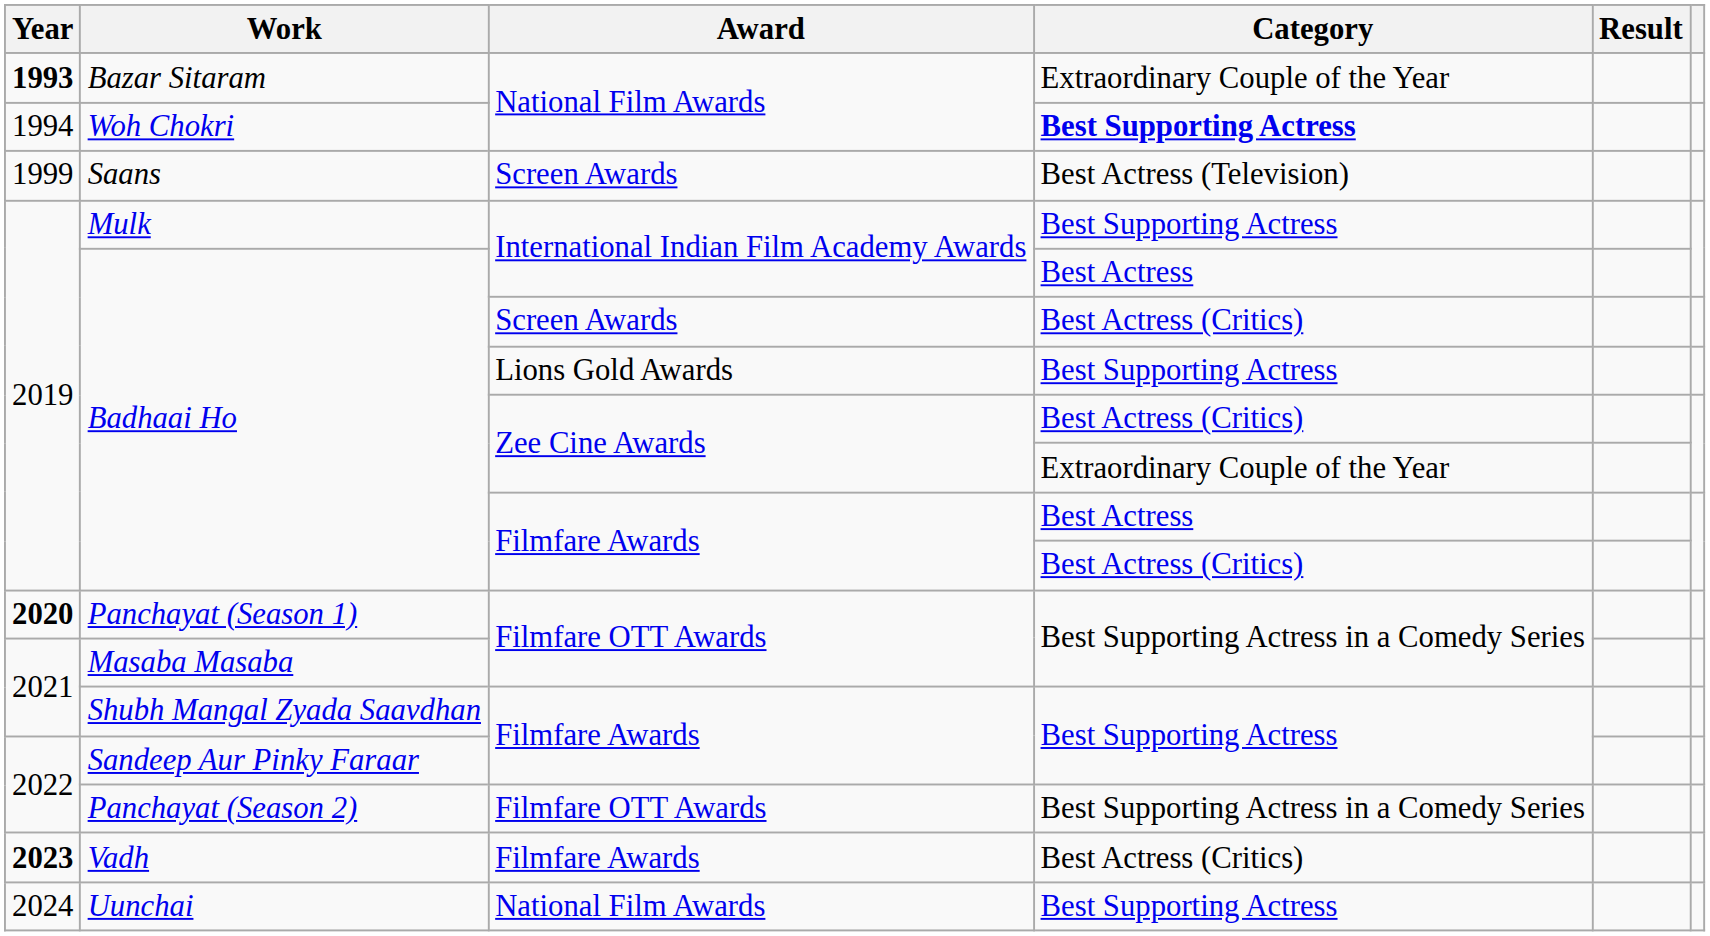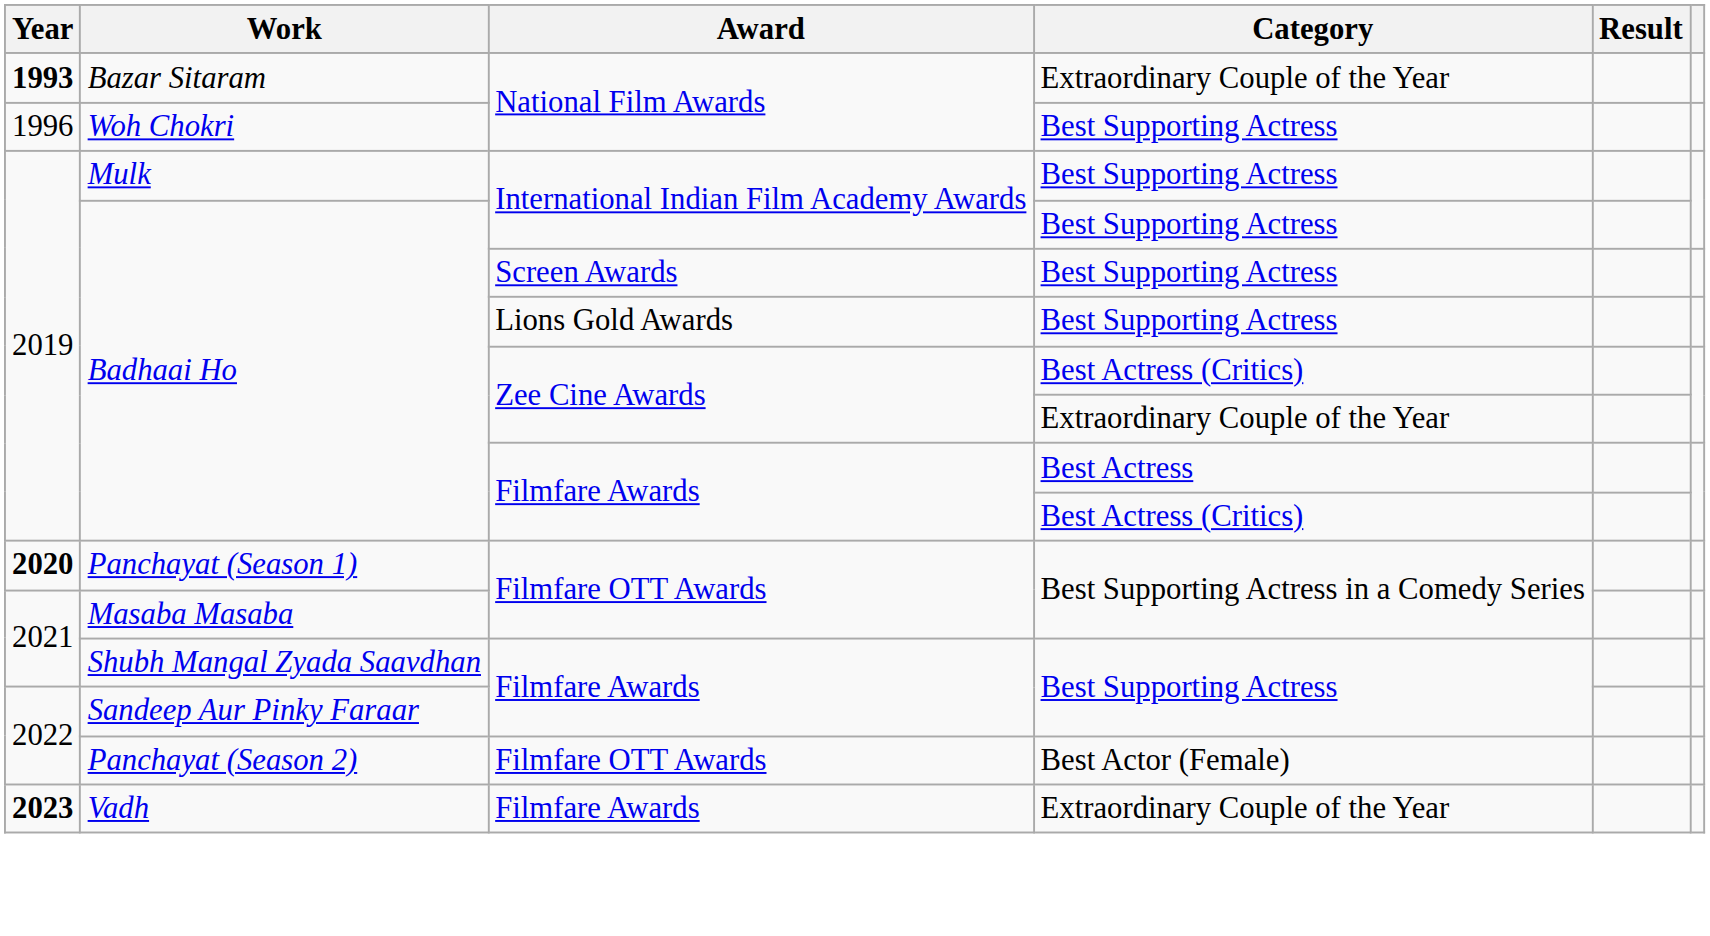(43, 126) 1994 -> (43, 126) 1996
(1198, 126) bold -> (1189, 126) normal
- row: (124, 175)
(1117, 272) Best Actress -> (1189, 223) Best Supporting Actress
(1172, 321) Best Actress (Critics) -> (1189, 272) Best Supporting Actress
(1313, 808) Best Supporting Actress in a Comedy Series -> (1165, 759) Best Actor (Female)
(1172, 857) Best Actress (Critics) -> (1245, 808) Extraordinary Couple of the Year
- row: (141, 905)
